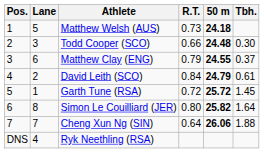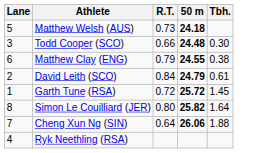- column: (17, 12)
(245, 60) 0.37 -> (219, 60) 0.38
